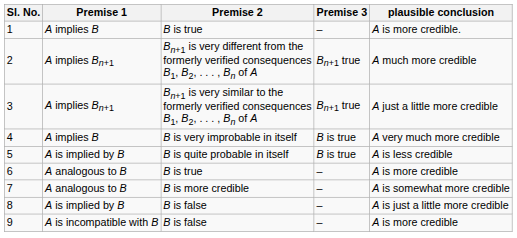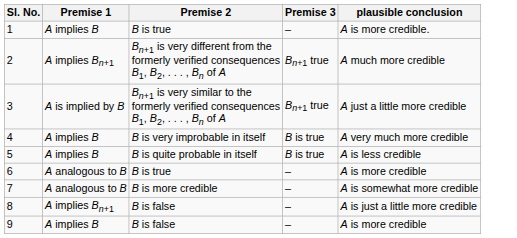(79, 106) A implies Bn+1 -> (85, 106) A is implied by B
(85, 154) A is implied by B -> (72, 154) A implies B
(85, 205) A is implied by B -> (79, 207) A implies Bn+1
(102, 222) A is incompatible with B -> (72, 224) A implies B
